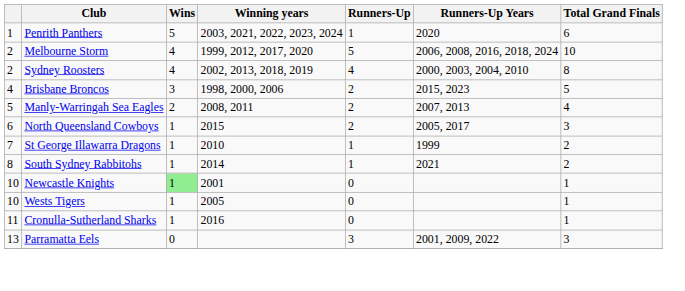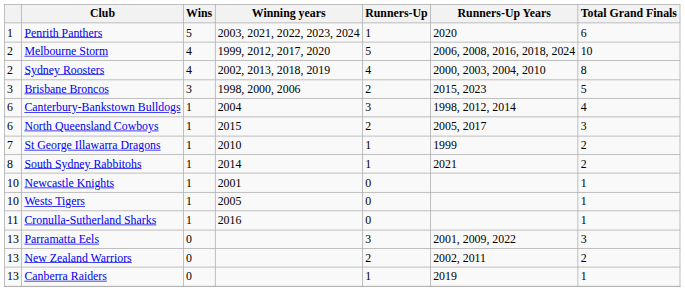(10, 88) 4 -> (10, 88) 3
- row: (94, 107)
+ row: (103, 107)
(172, 182) lightgreen background -> (189, 182) no background
+ row: (78, 257)
+ row: (66, 276)
